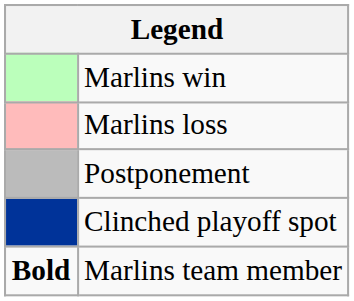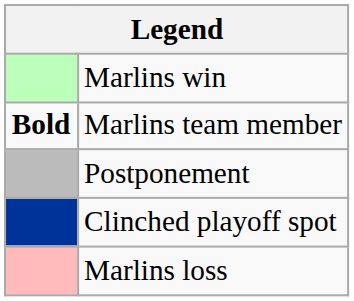rows swapped: (156, 125) <-> (213, 270)
